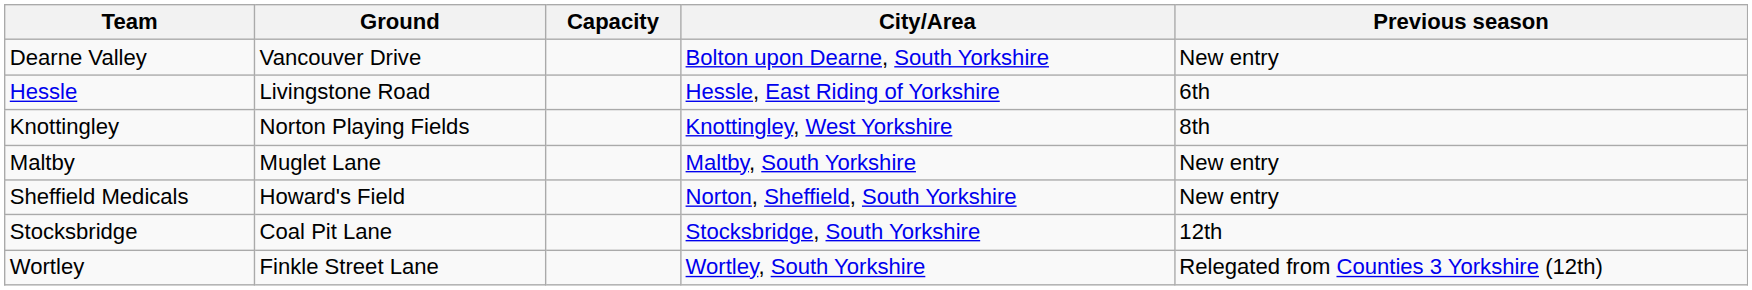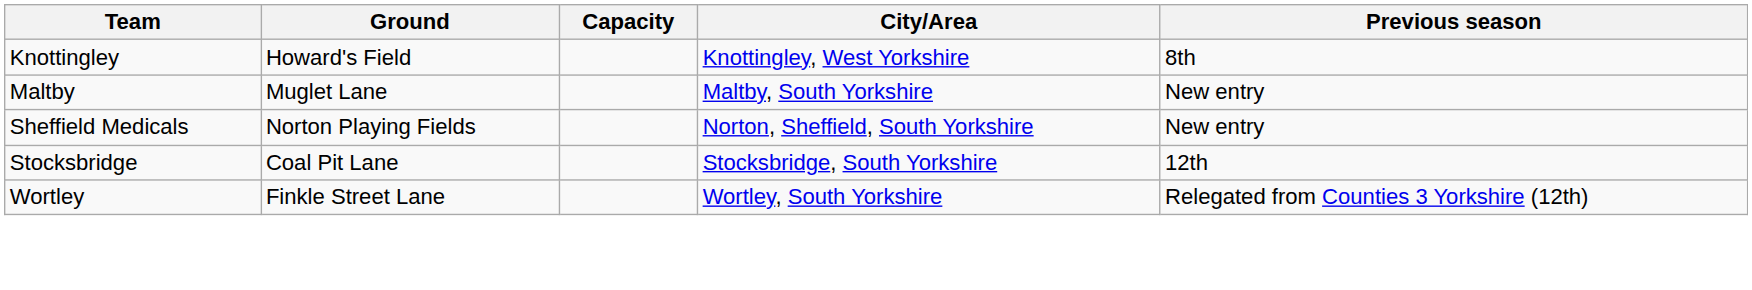- row: (78, 57)
- row: (44, 92)
(365, 127) Norton Playing Fields -> (339, 57) Howard's Field
(332, 197) Howard's Field -> (371, 127) Norton Playing Fields
